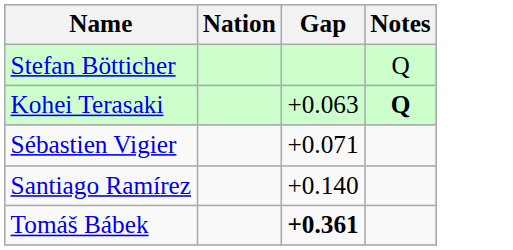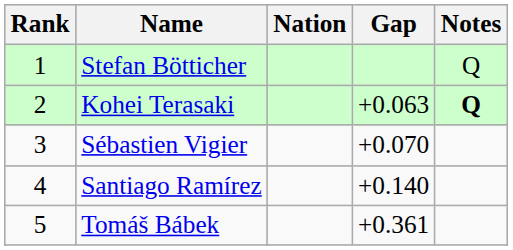+ column: (40, 24)
(323, 144) +0.071 -> (394, 144) +0.070
(323, 225) bold -> (394, 225) normal
